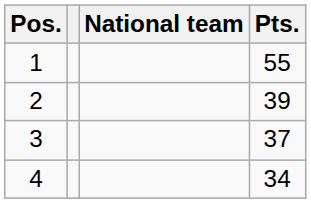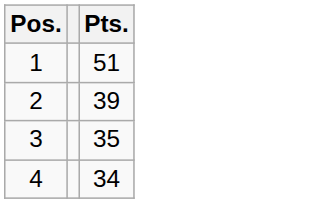- column: (164, 24)
(277, 62) 55 -> (106, 62) 51
(277, 139) 37 -> (106, 139) 35
